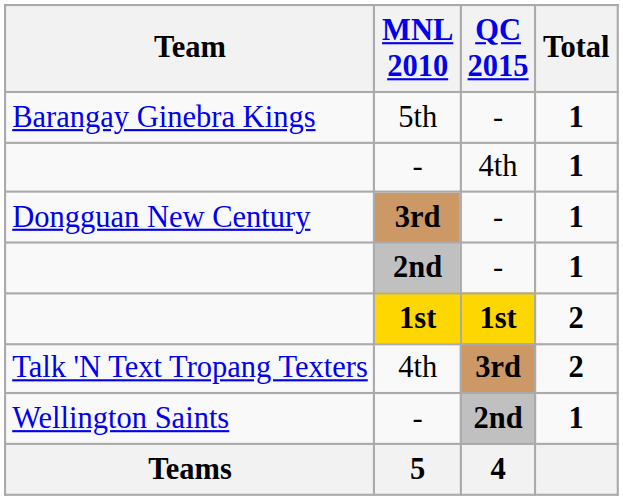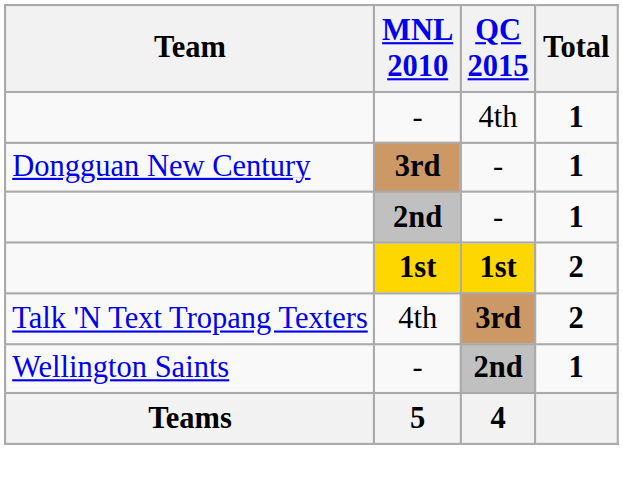- row: (164, 116)
